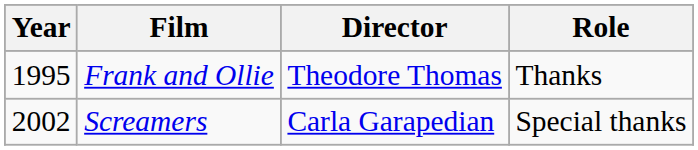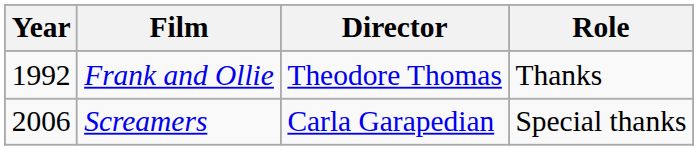(41, 74) 1995 -> (41, 74) 1992
(41, 121) 2002 -> (41, 121) 2006
